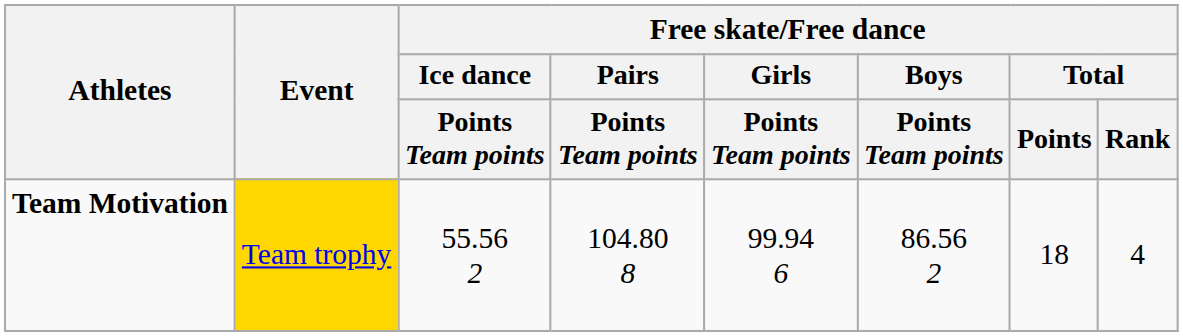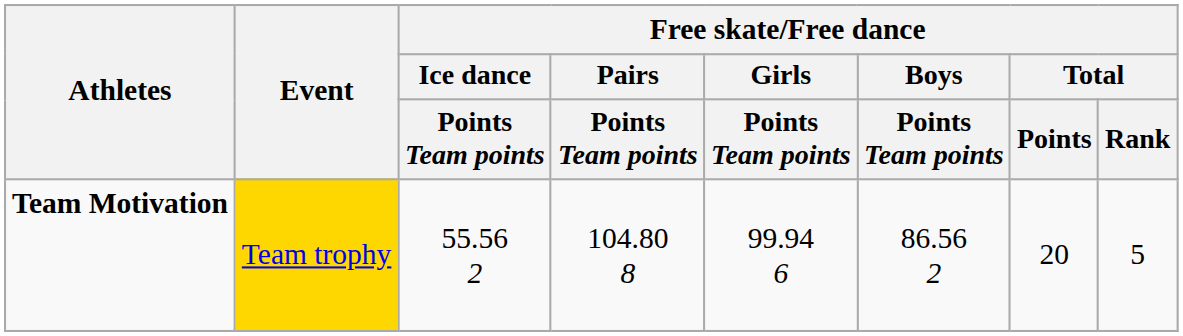(1054, 255) 18 -> (1054, 255) 20
(1138, 255) 4 -> (1138, 255) 5
